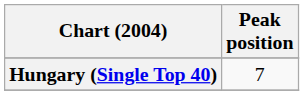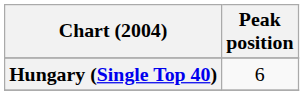(260, 74) 7 -> (260, 74) 6
